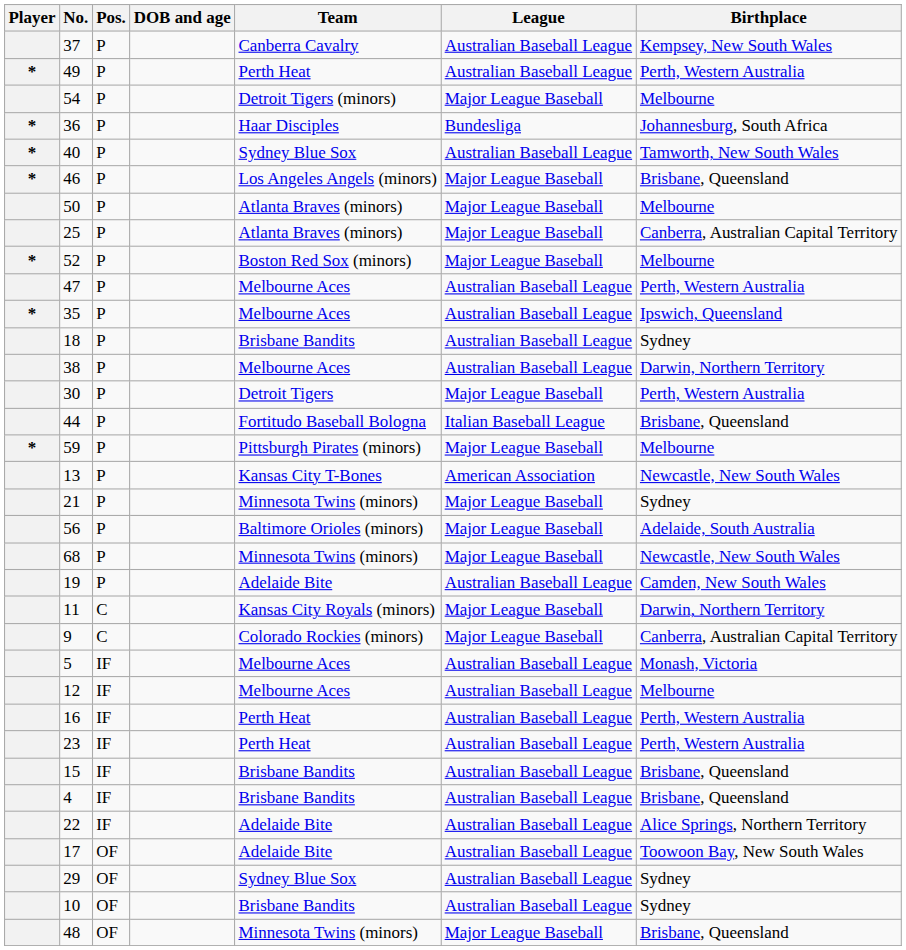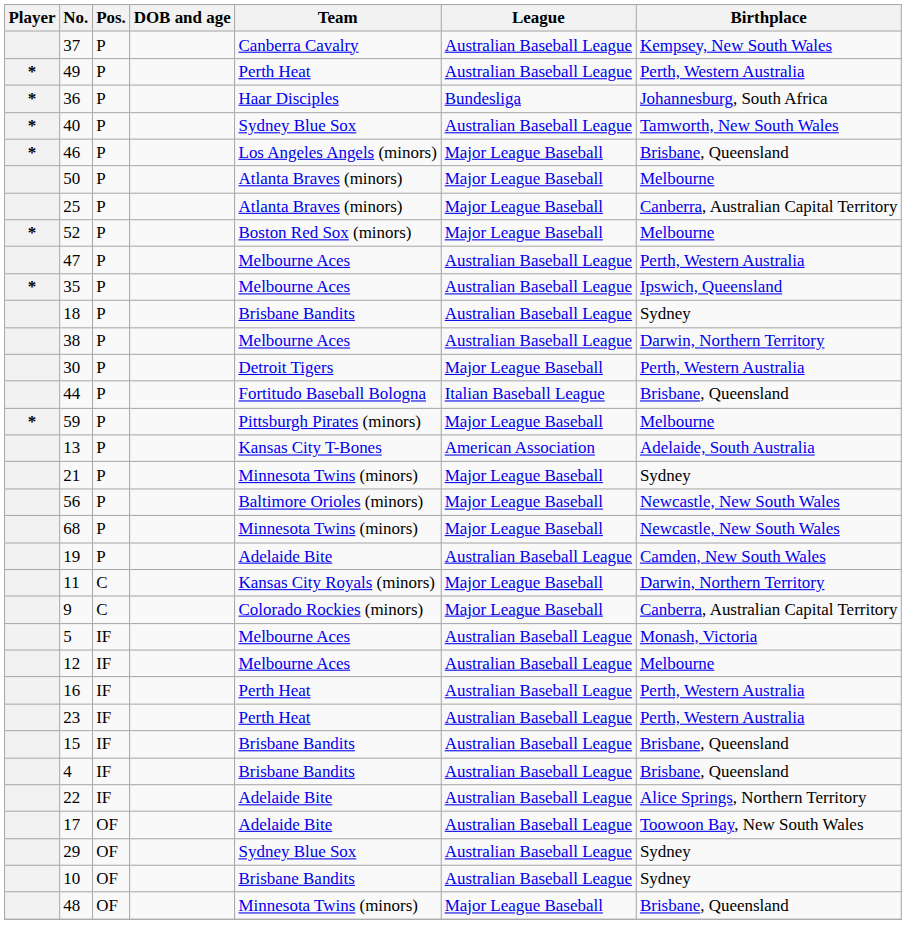- row: (72, 98)
(740, 475) Newcastle, New South Wales -> (727, 448) Adelaide, South Australia
(727, 529) Adelaide, South Australia -> (740, 502) Newcastle, New South Wales
